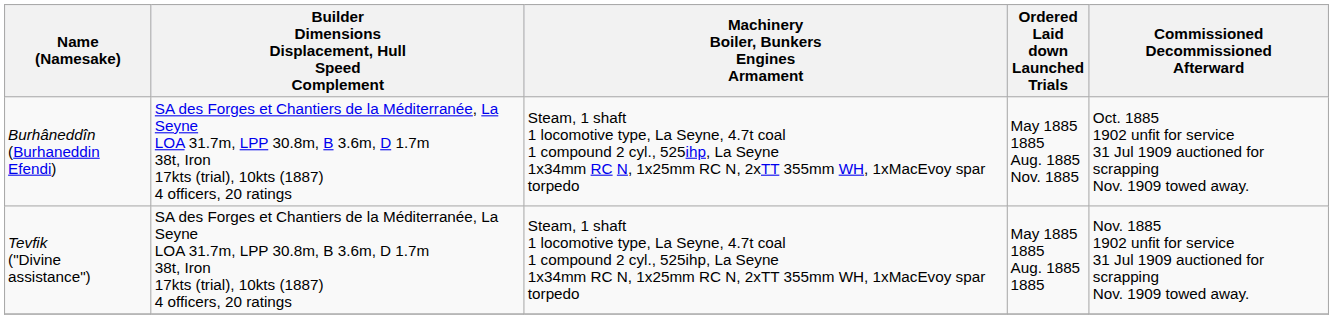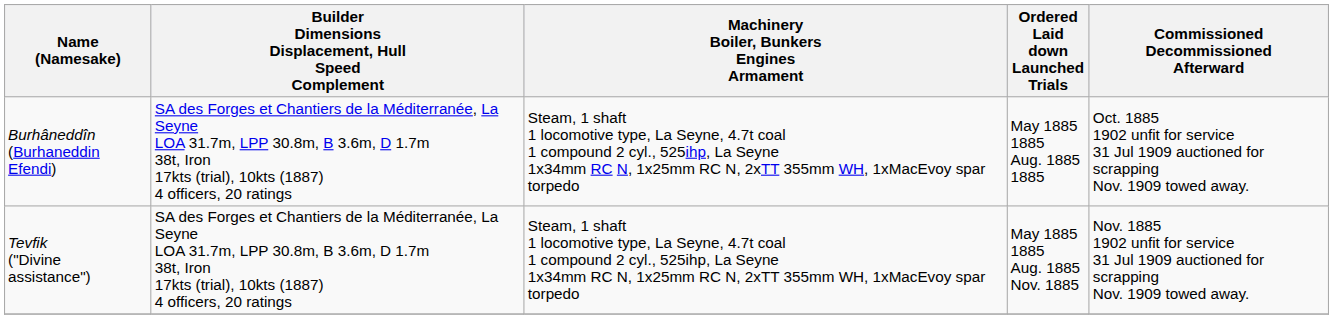(1045, 151) May 1885 1885 Aug. 1885 Nov. 1885 -> (1045, 151) May 1885 1885 Aug. 1885 1885
(1045, 260) May 1885 1885 Aug. 1885 1885 -> (1045, 260) May 1885 1885 Aug. 1885 Nov. 1885
